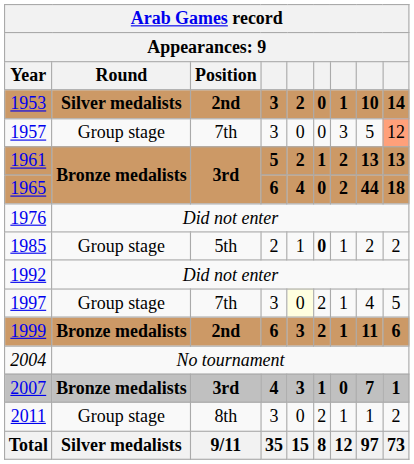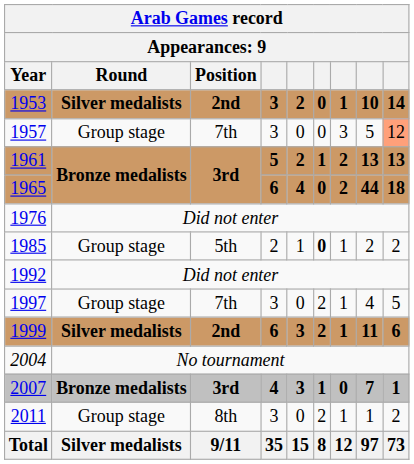(300, 302) lightyellow background -> (300, 302) no background
(121, 331) Bronze medalists -> (121, 331) Silver medalists
